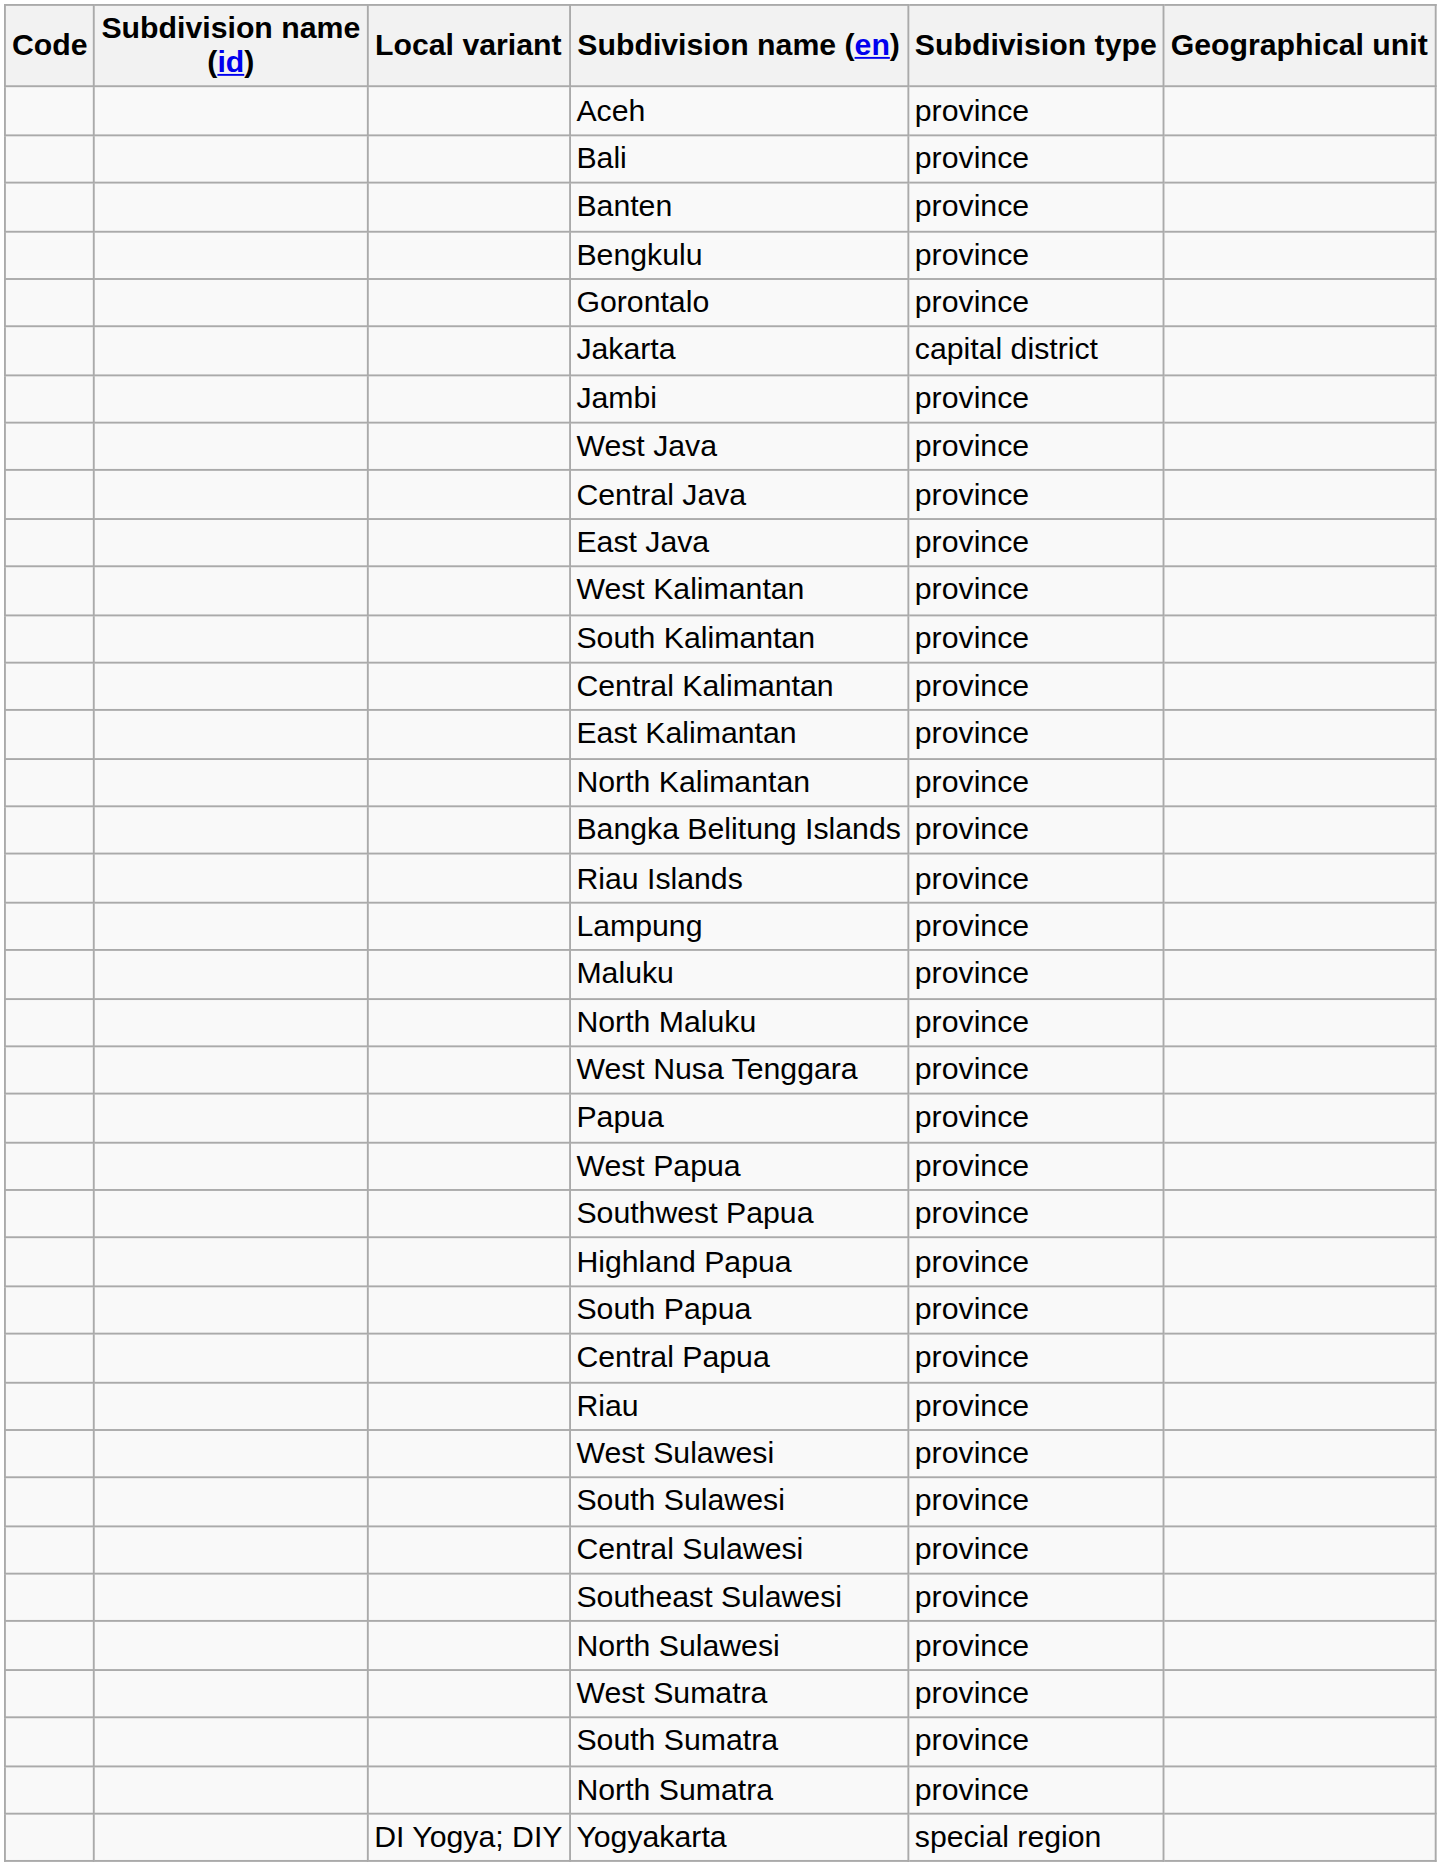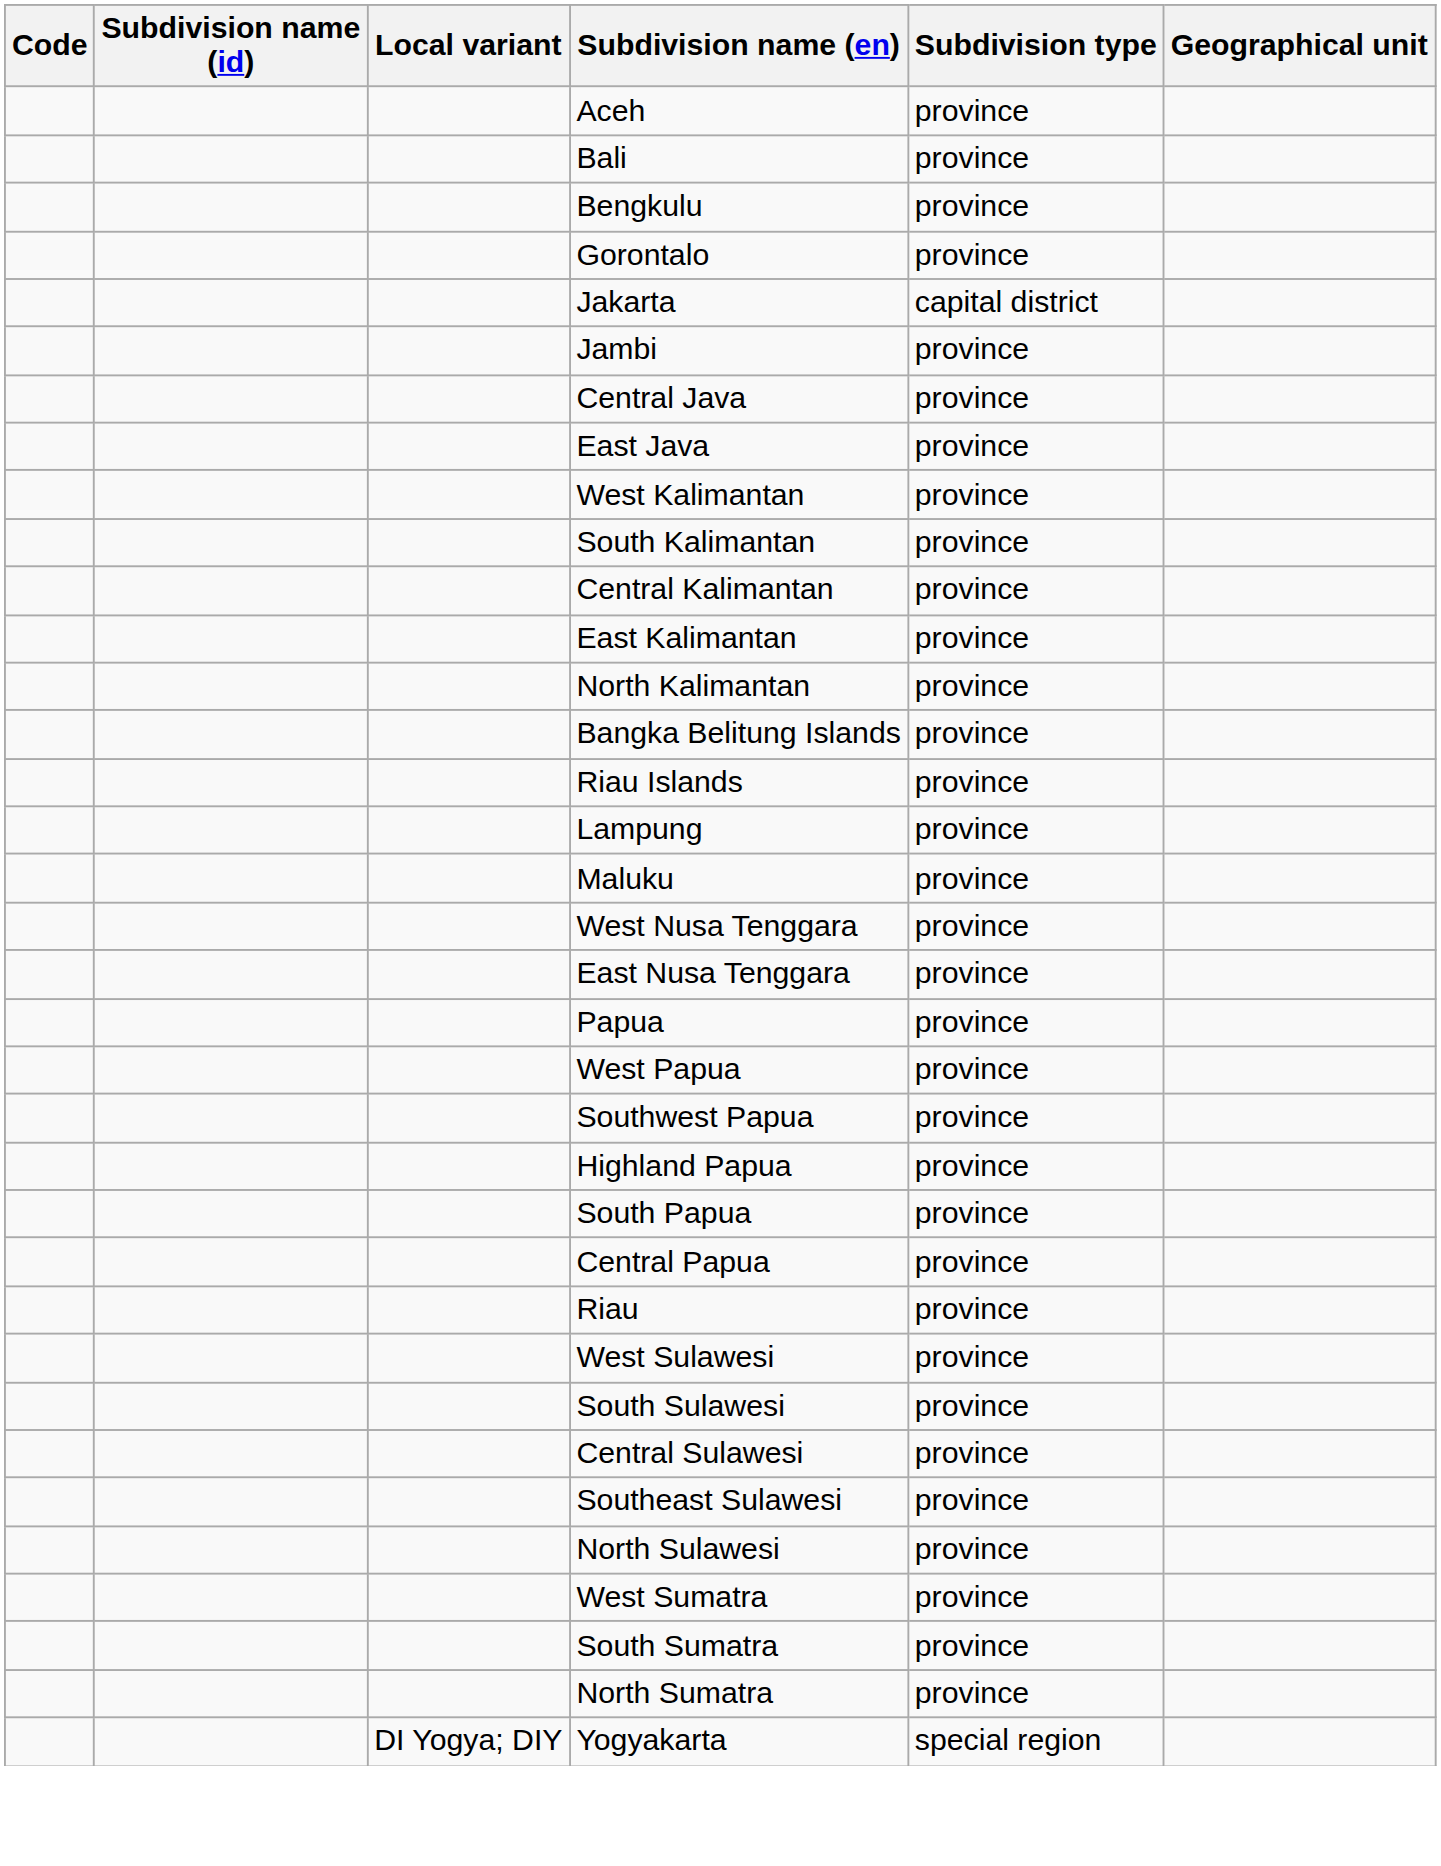- row: (624, 206)
- row: (647, 446)
- row: (666, 1021)
+ row: (713, 973)
